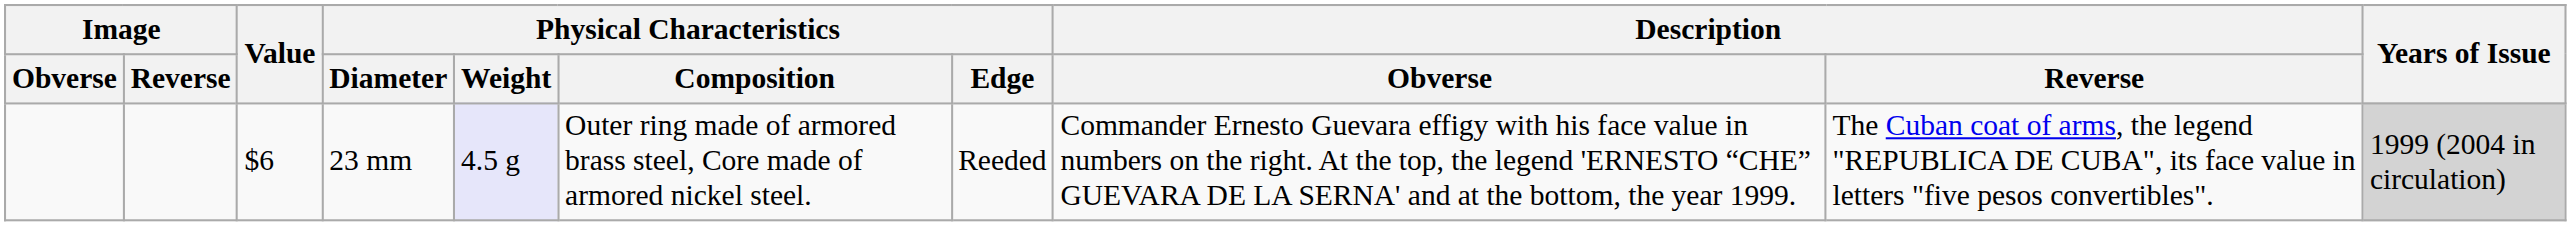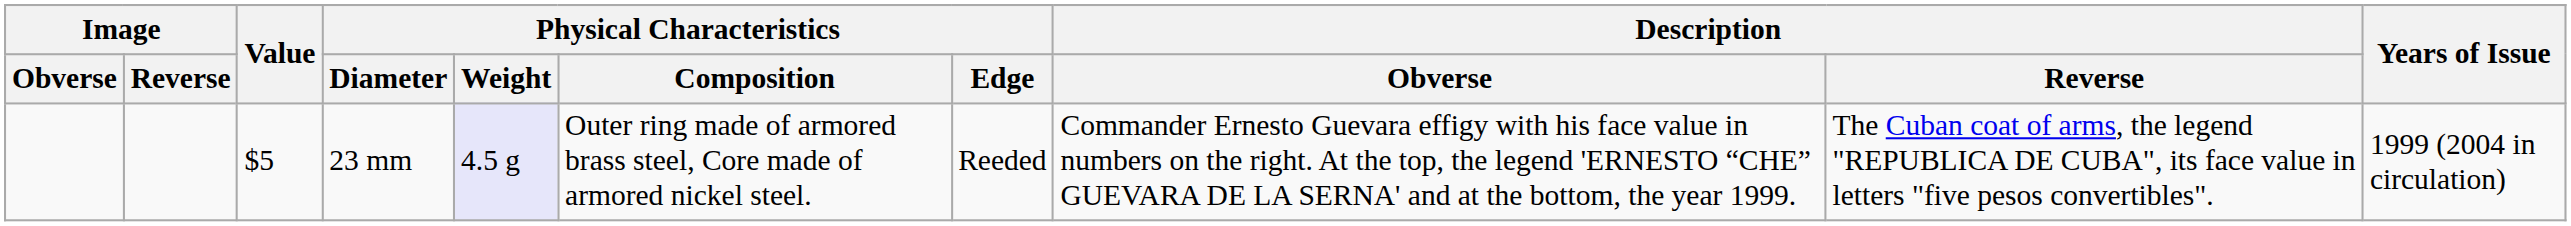(259, 161) $6 -> (259, 161) $5
(2453, 161) lightgrey background -> (2453, 161) no background
